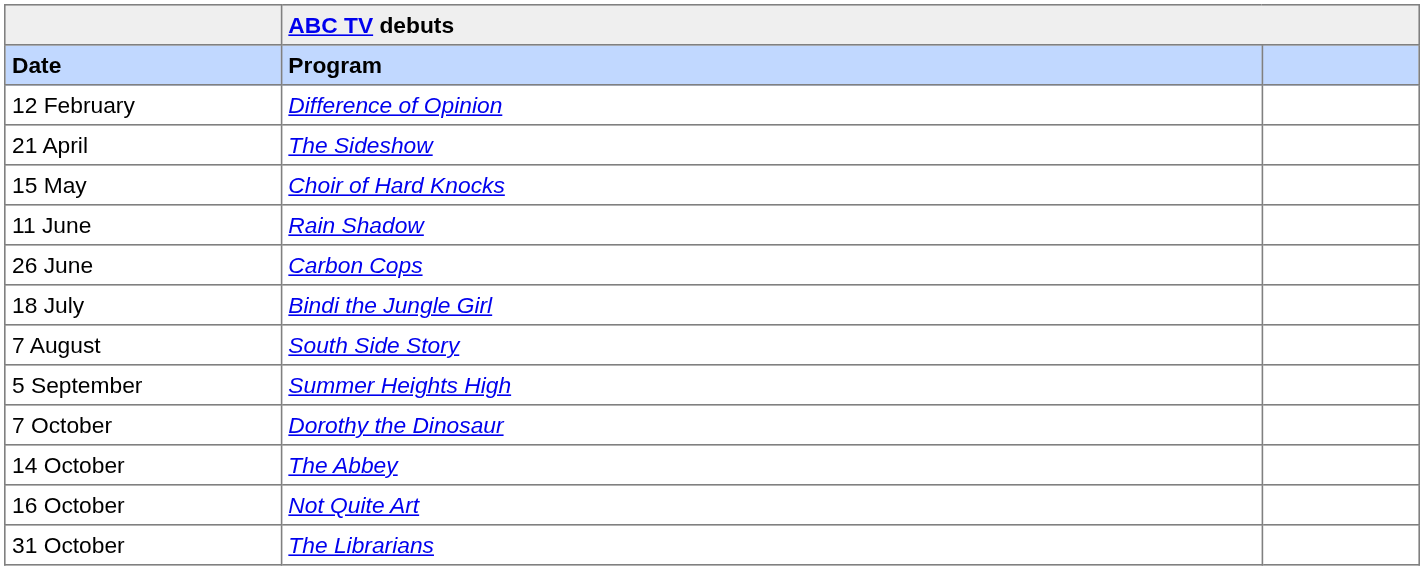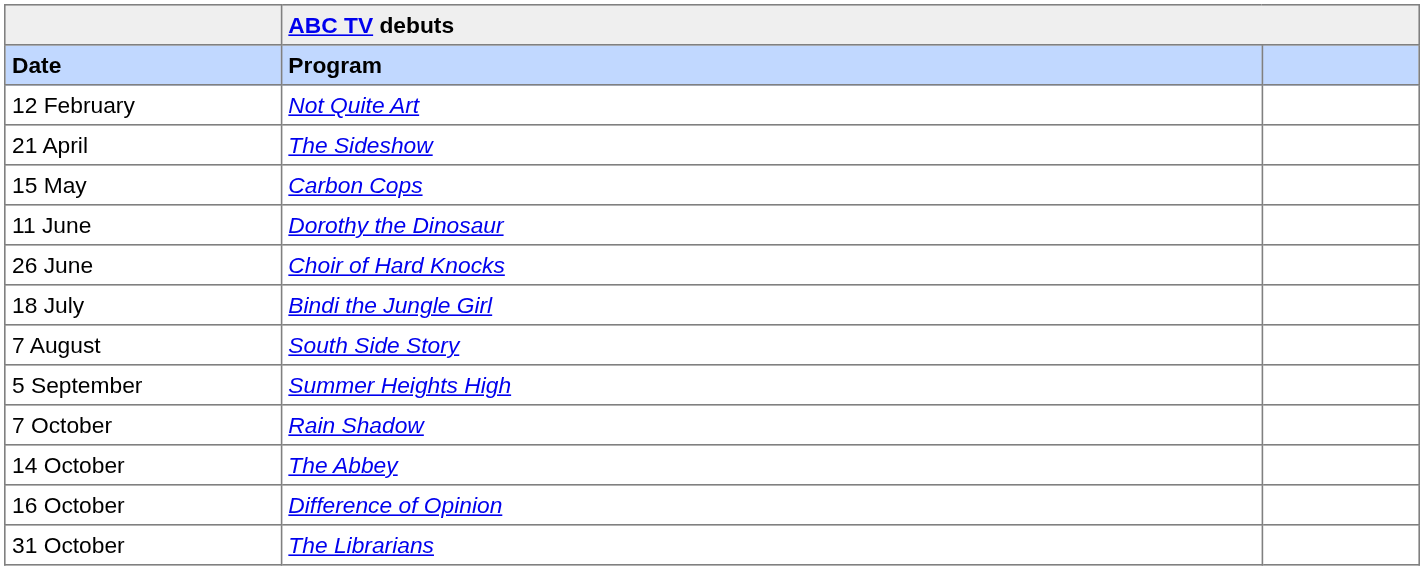(395, 105) Difference of Opinion -> (354, 105) Not Quite Art
(397, 185) Choir of Hard Knocks -> (355, 185) Carbon Cops
(356, 225) Rain Shadow -> (396, 225) Dorothy the Dinosaur
(355, 265) Carbon Cops -> (397, 265) Choir of Hard Knocks
(396, 425) Dorothy the Dinosaur -> (356, 425) Rain Shadow
(354, 505) Not Quite Art -> (395, 505) Difference of Opinion
